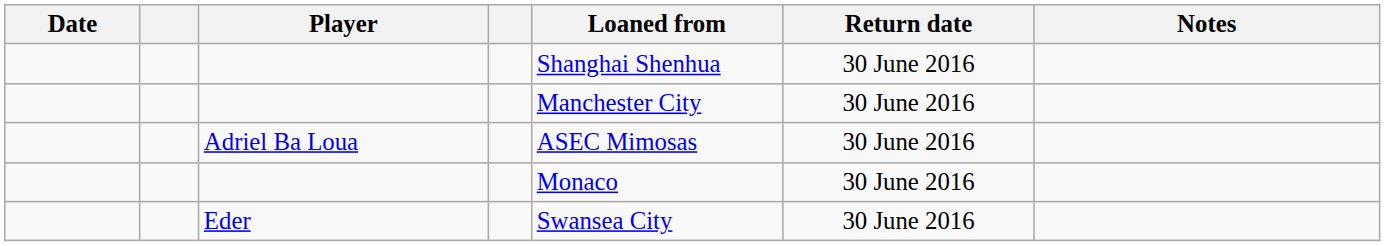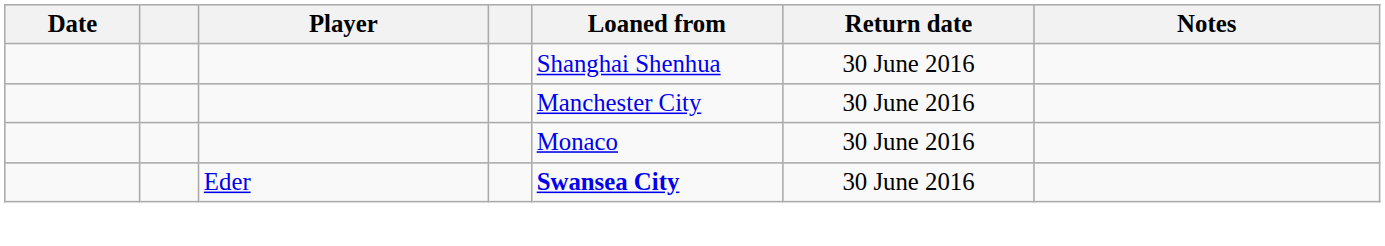- row: (72, 142)
(605, 220) normal -> (608, 181) bold
